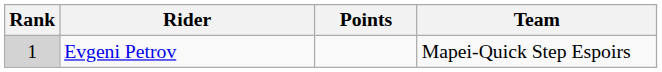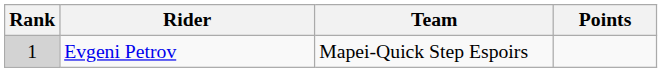columns swapped: (537, 20) <-> (366, 20)
